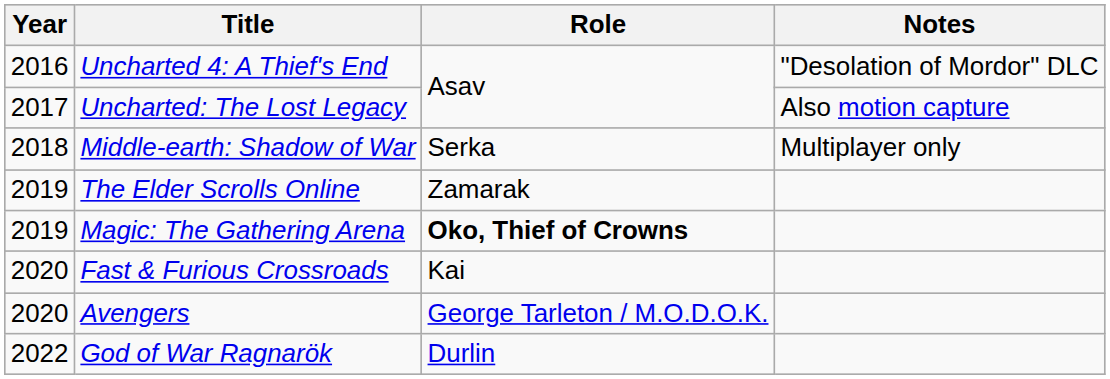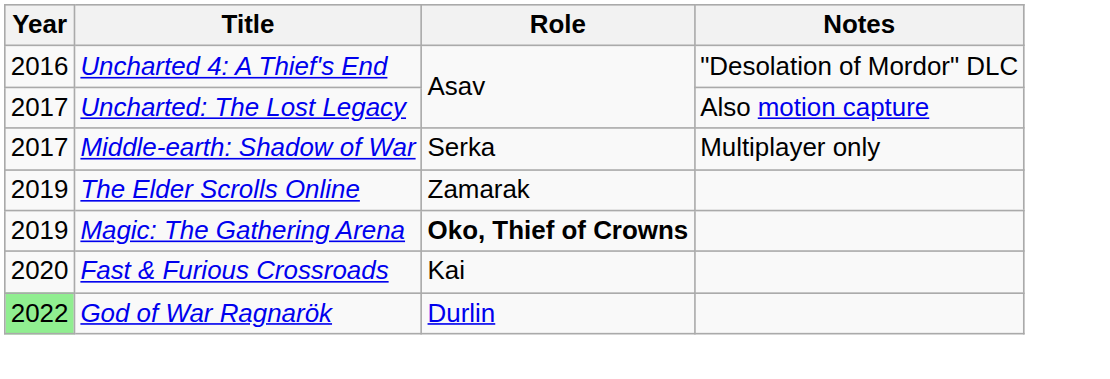(40, 148) 2018 -> (40, 148) 2017
- row: (135, 312)
(40, 353) no background -> (40, 312) lightgreen background
